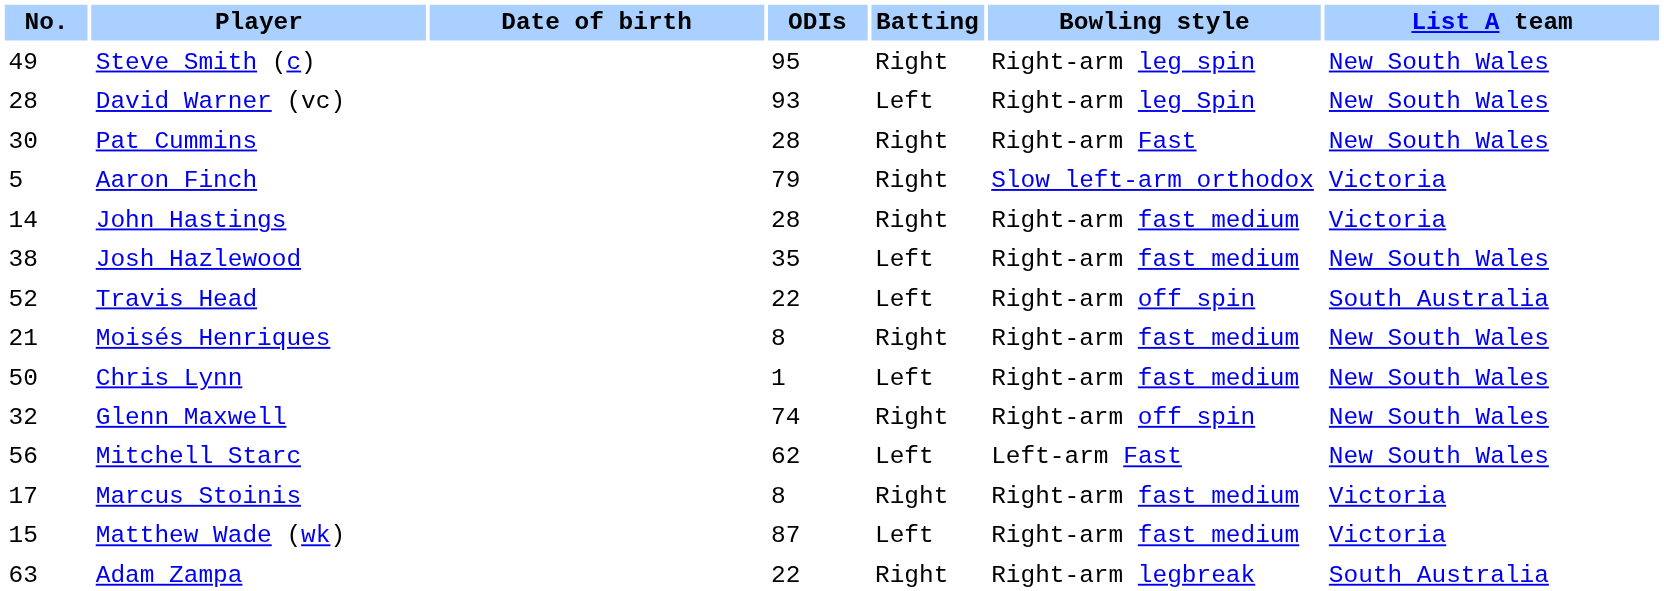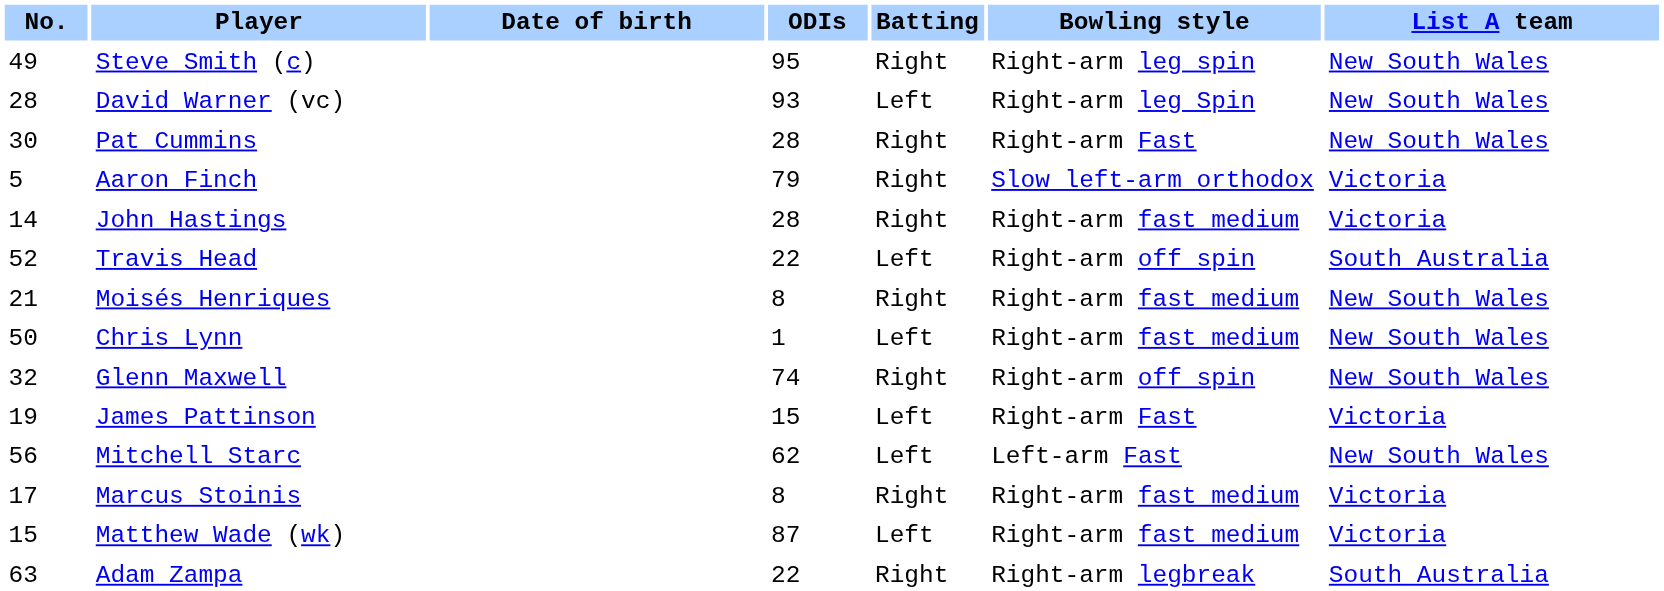- row: (198, 260)
+ row: (206, 417)
